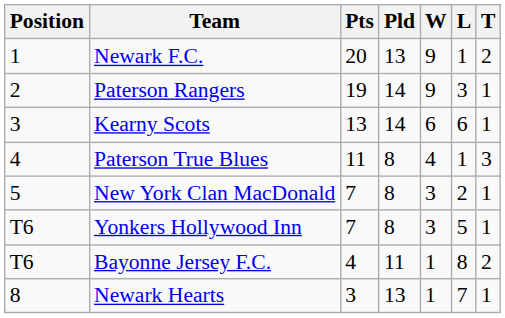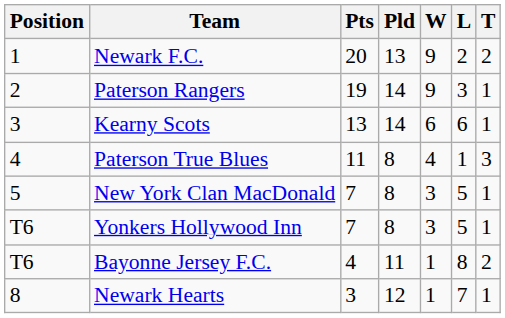(462, 55) 1 -> (462, 55) 2
(462, 192) 2 -> (462, 192) 5
(395, 295) 13 -> (395, 295) 12
